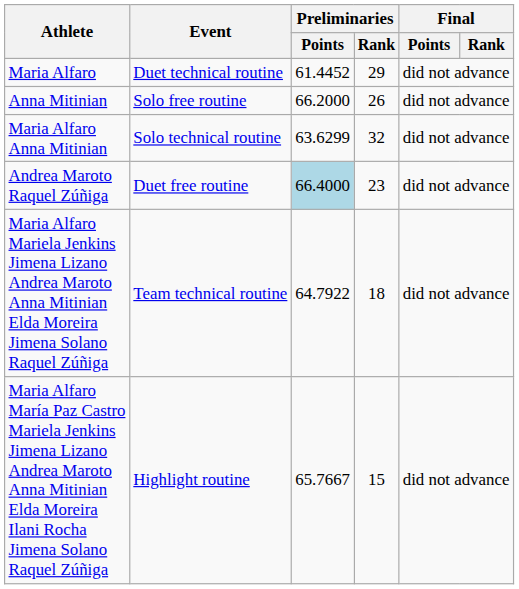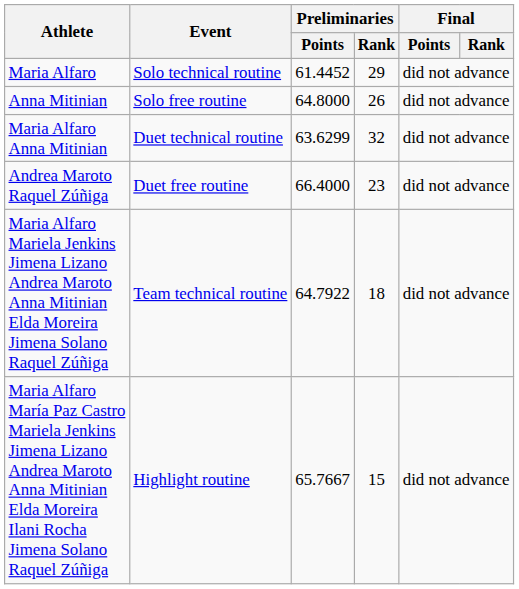(208, 72) Duet technical routine -> (207, 72) Solo technical routine
(323, 100) 66.2000 -> (323, 100) 64.8000
(207, 138) Solo technical routine -> (208, 138) Duet technical routine
(323, 186) lightblue background -> (323, 186) no background
